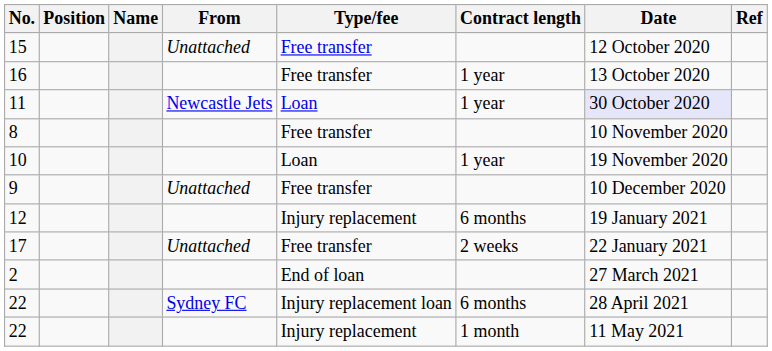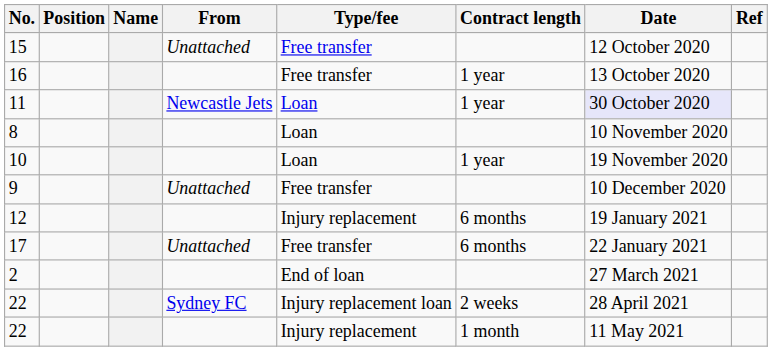(326, 132) Free transfer -> (299, 132) Loan
(489, 246) 2 weeks -> (493, 246) 6 months
(493, 302) 6 months -> (489, 302) 2 weeks
